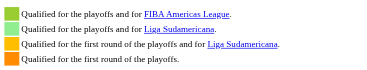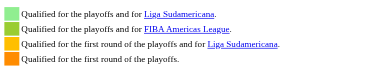rows swapped: (127, 14) <-> (119, 29)
